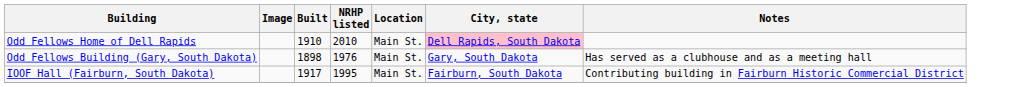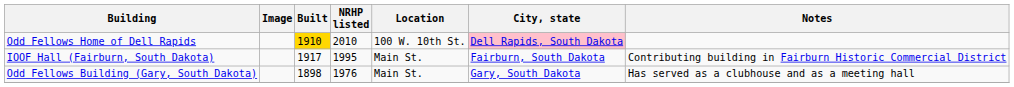(310, 41) no background -> (310, 41) gold background
(399, 41) Main St. -> (420, 41) 100 W. 10th St.
rows swapped: (111, 74) <-> (132, 57)
